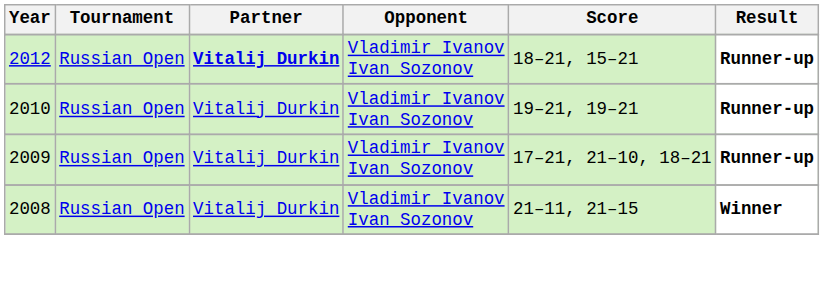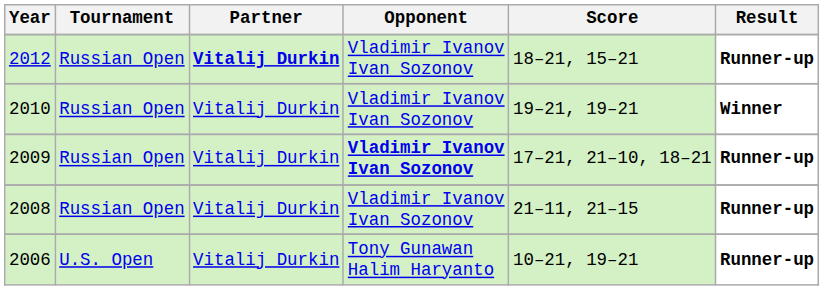(767, 109) Runner-up -> (751, 109) Winner
(426, 159) normal -> (426, 159) bold
(751, 209) Winner -> (767, 209) Runner-up
+ row: (30, 259)
